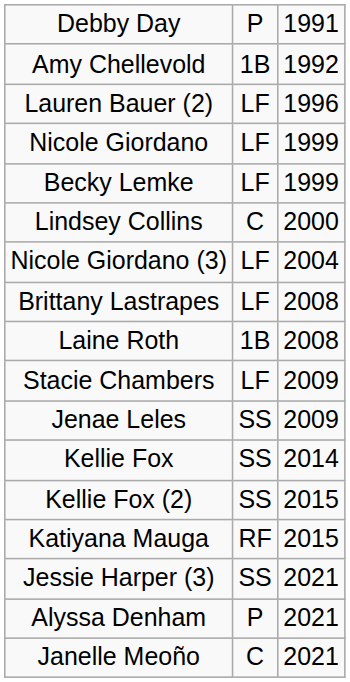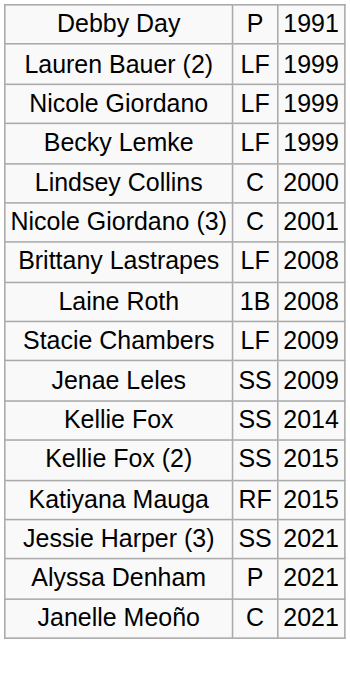- row: (119, 63)
(311, 103) 1996 -> (311, 63) 1999
(255, 261) LF -> (255, 222) C
(311, 261) 2004 -> (311, 222) 2001
